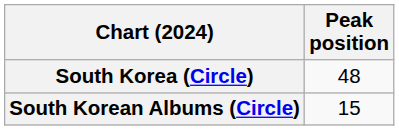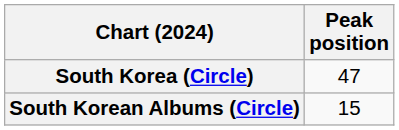(349, 76) 48 -> (349, 76) 47
